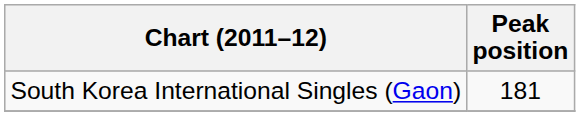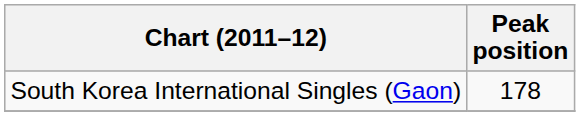(520, 90) 181 -> (520, 90) 178
